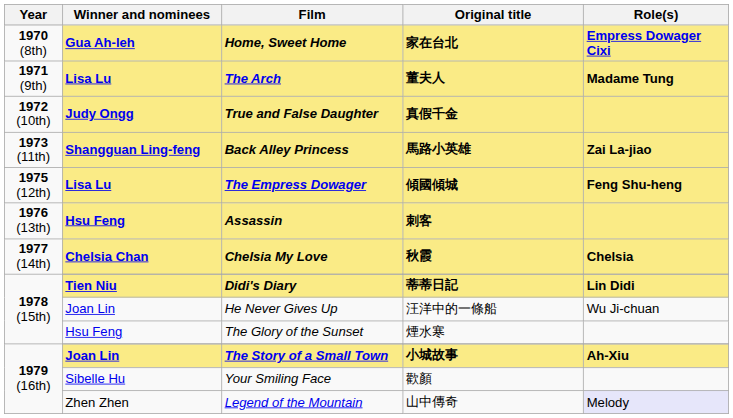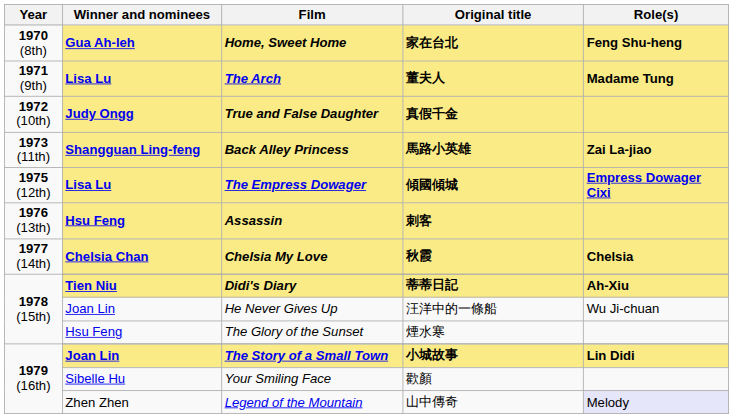(644, 43) Empress Dowager Cixi -> (634, 43) Feng Shu-heng
(634, 185) Feng Shu-heng -> (644, 185) Empress Dowager Cixi
(611, 285) Lin Didi -> (608, 285) Ah-Xiu
(608, 355) Ah-Xiu -> (611, 355) Lin Didi
